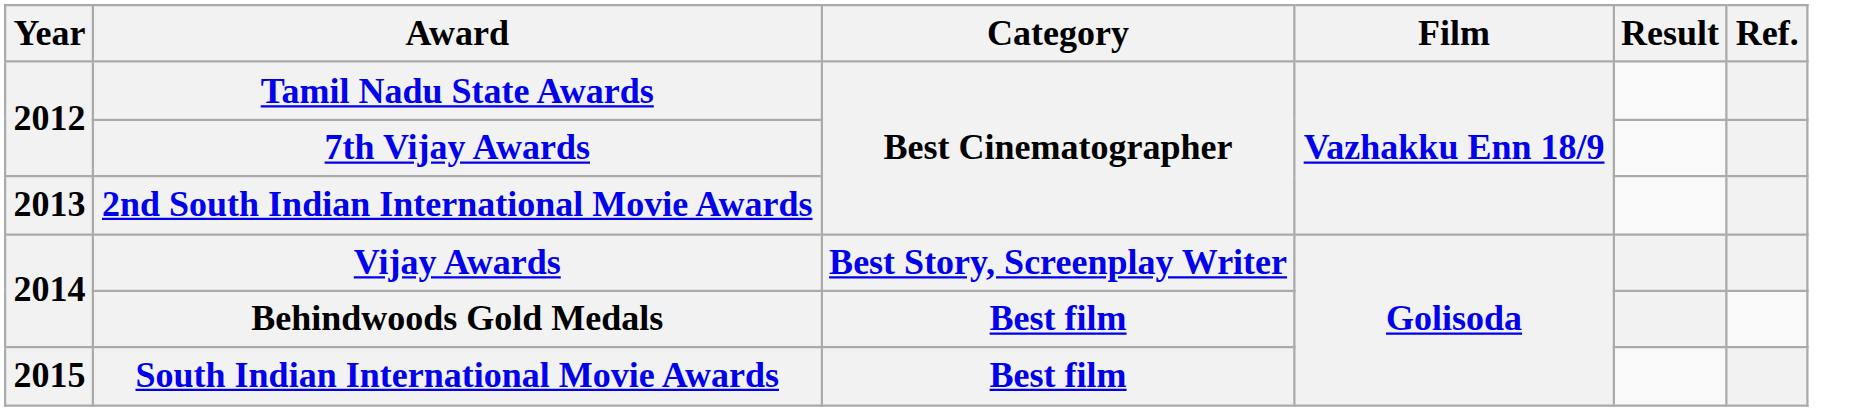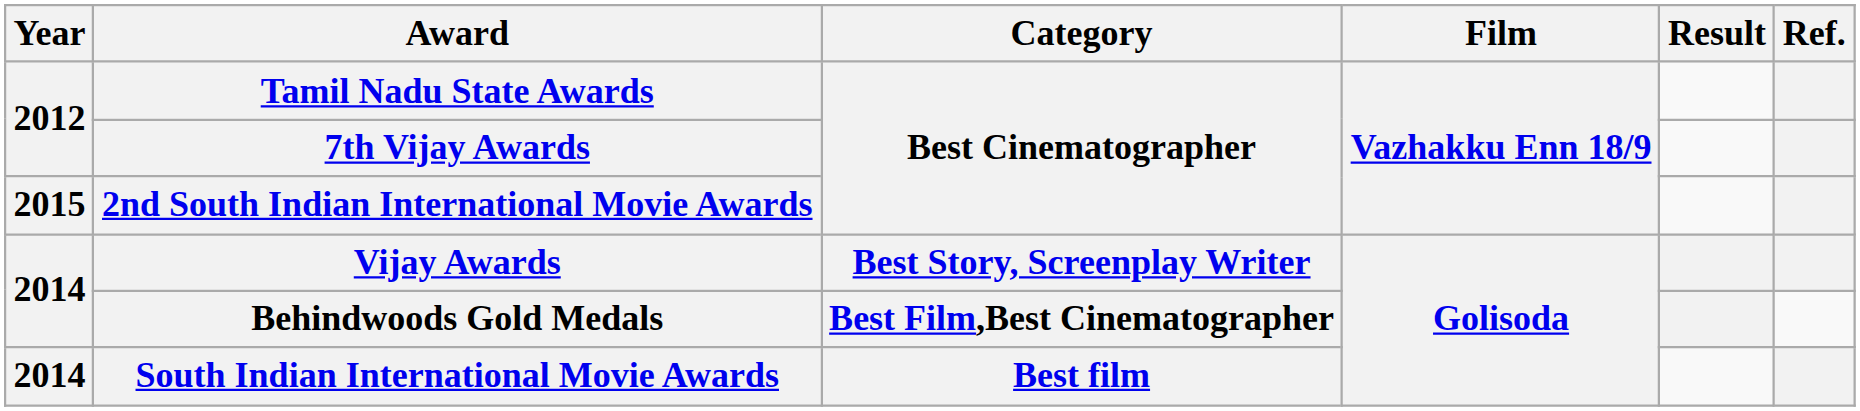(49, 204) 2013 -> (49, 204) 2015
(1058, 318) Best film -> (1082, 318) Best Film,Best Cinematographer
(49, 375) 2015 -> (49, 375) 2014
